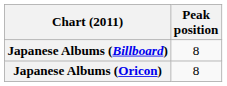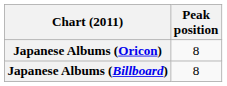rows swapped: (88, 50) <-> (88, 71)
